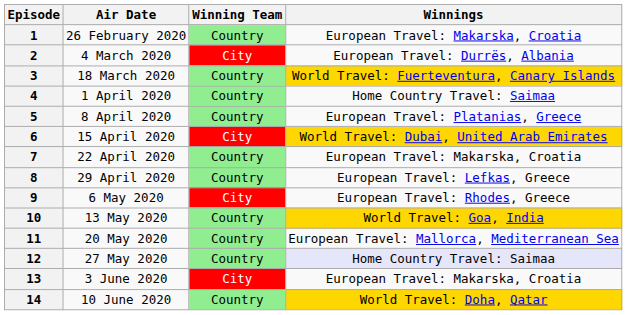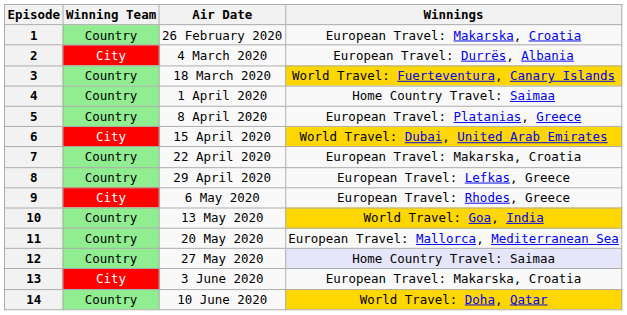columns swapped: (126, 15) <-> (237, 15)
